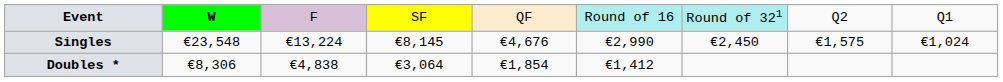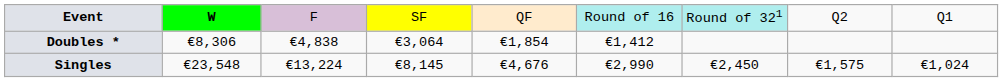rows swapped: (83, 42) <-> (83, 65)
